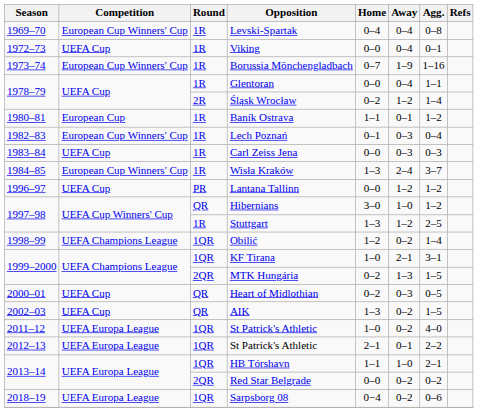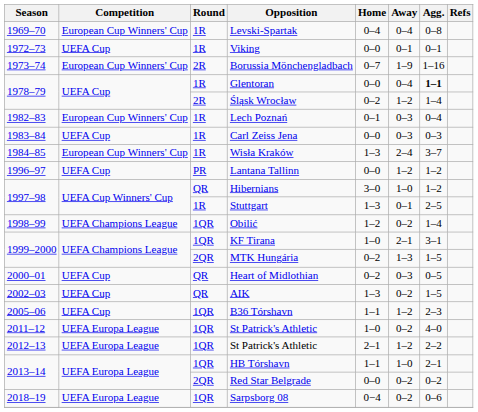(404, 48) 0–4 -> (404, 48) 0–1
(199, 65) 1R -> (199, 65) 2R
(434, 83) normal -> (434, 83) bold
- row: (26, 118)
(404, 223) 1–2 -> (404, 205) 0–1
+ row: (26, 310)
(404, 345) 0–1 -> (404, 345) 1–2
